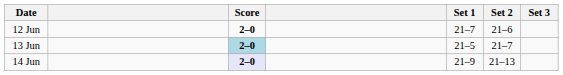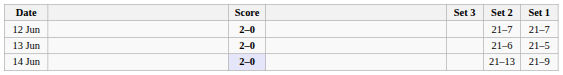columns swapped: (465, 12) <-> (539, 12)
(502, 29) 21–6 -> (502, 29) 21–7
(247, 45) lightblue background -> (247, 45) no background
(502, 45) 21–7 -> (502, 45) 21–6
